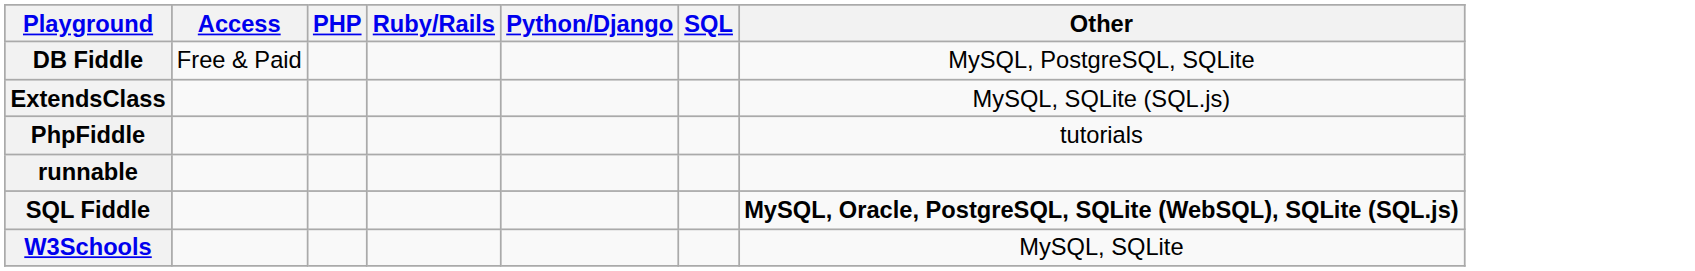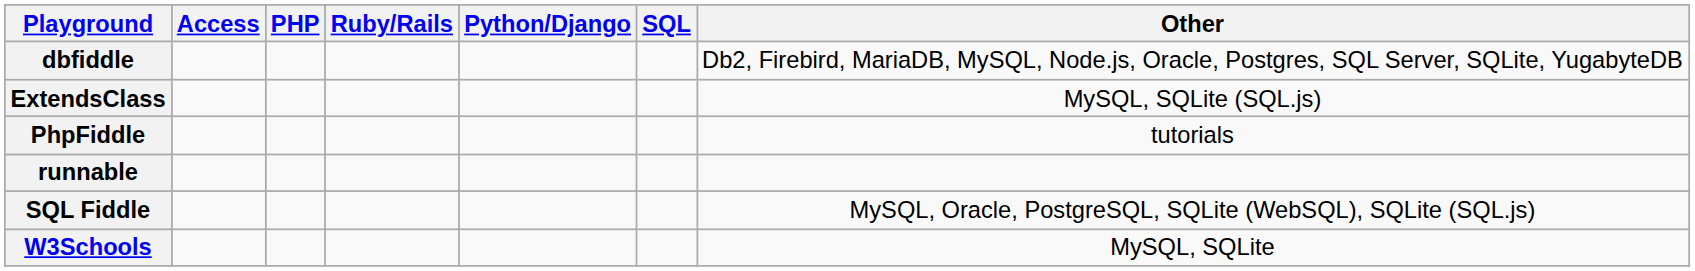- row: (88, 60)
+ row: (88, 60)
(1101, 210) bold -> (1192, 210) normal
